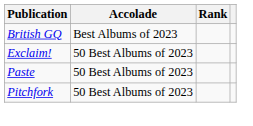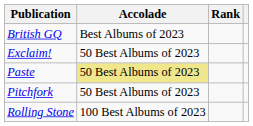(133, 72) no background -> (140, 72) khaki background
+ row: (41, 111)
